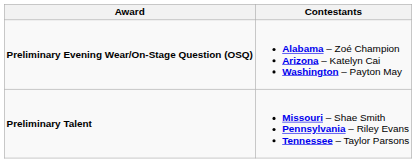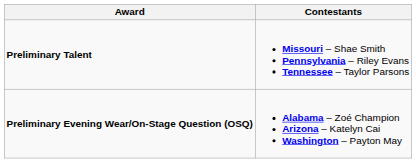rows swapped: (130, 54) <-> (49, 123)
